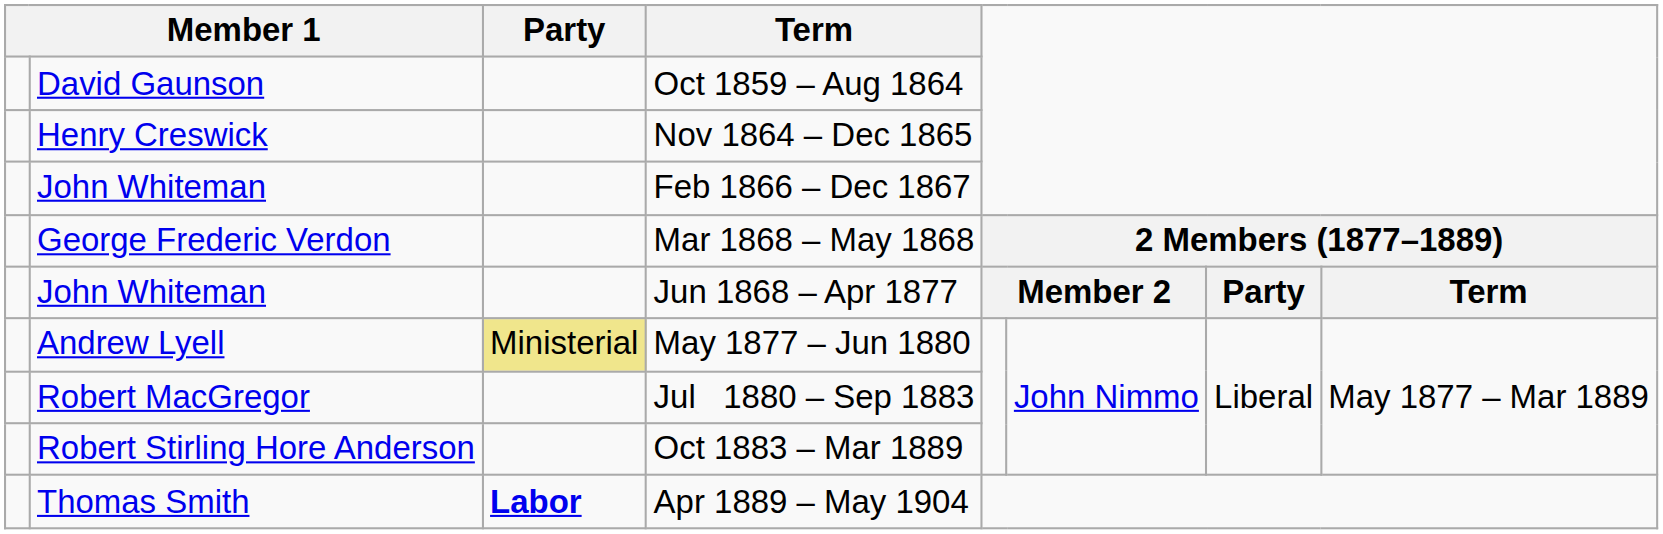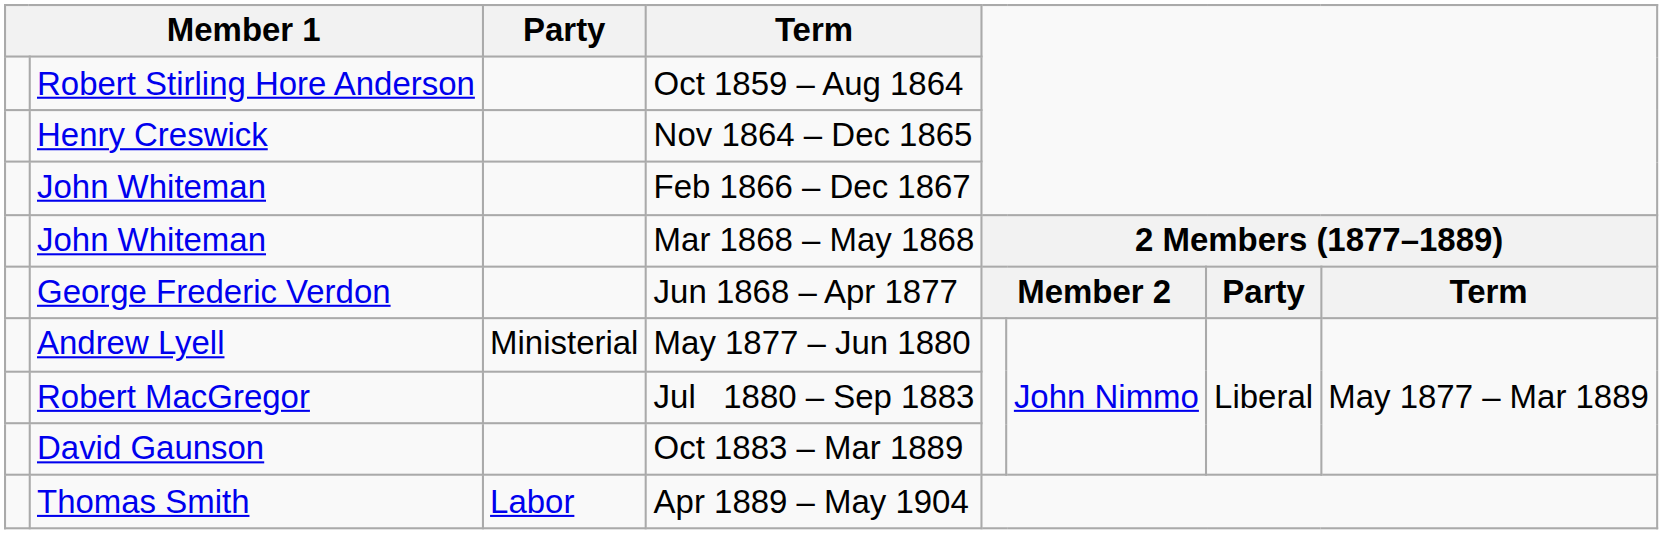(151, 82) David Gaunson -> (256, 82) Robert Stirling Hore Anderson
(214, 239) George Frederic Verdon -> (151, 239) John Whiteman
(151, 291) John Whiteman -> (214, 291) George Frederic Verdon
(564, 344) khaki background -> (564, 344) no background
(256, 448) Robert Stirling Hore Anderson -> (151, 448) David Gaunson
(536, 501) bold -> (532, 501) normal
